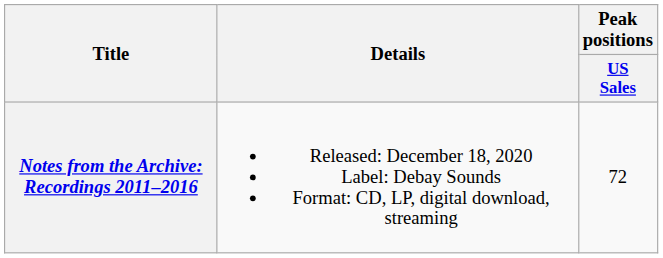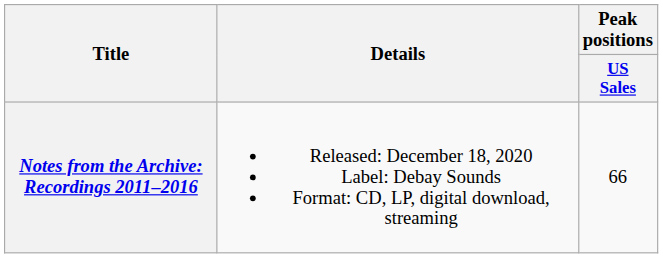(618, 177) 72 -> (618, 177) 66
